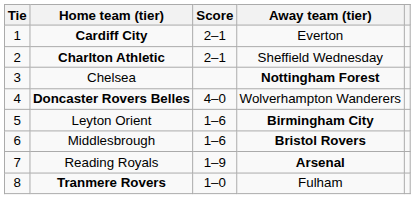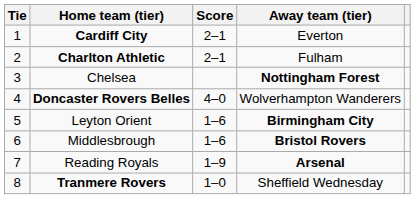(320, 57) Sheffield Wednesday -> (320, 57) Fulham
(320, 183) Fulham -> (320, 183) Sheffield Wednesday
